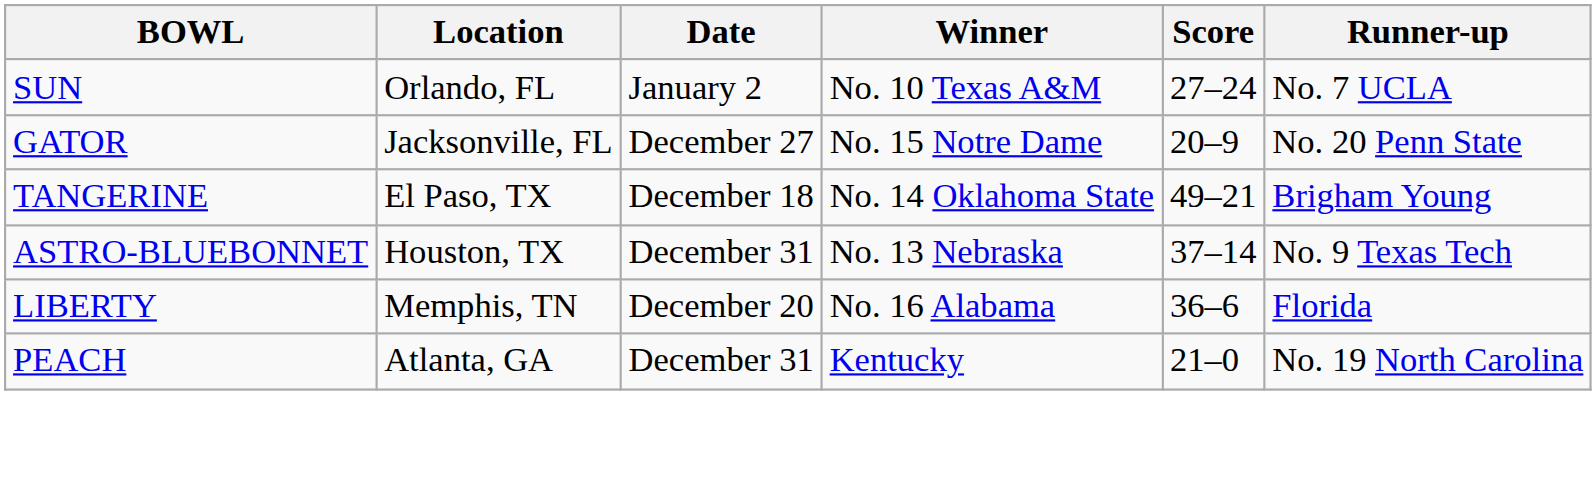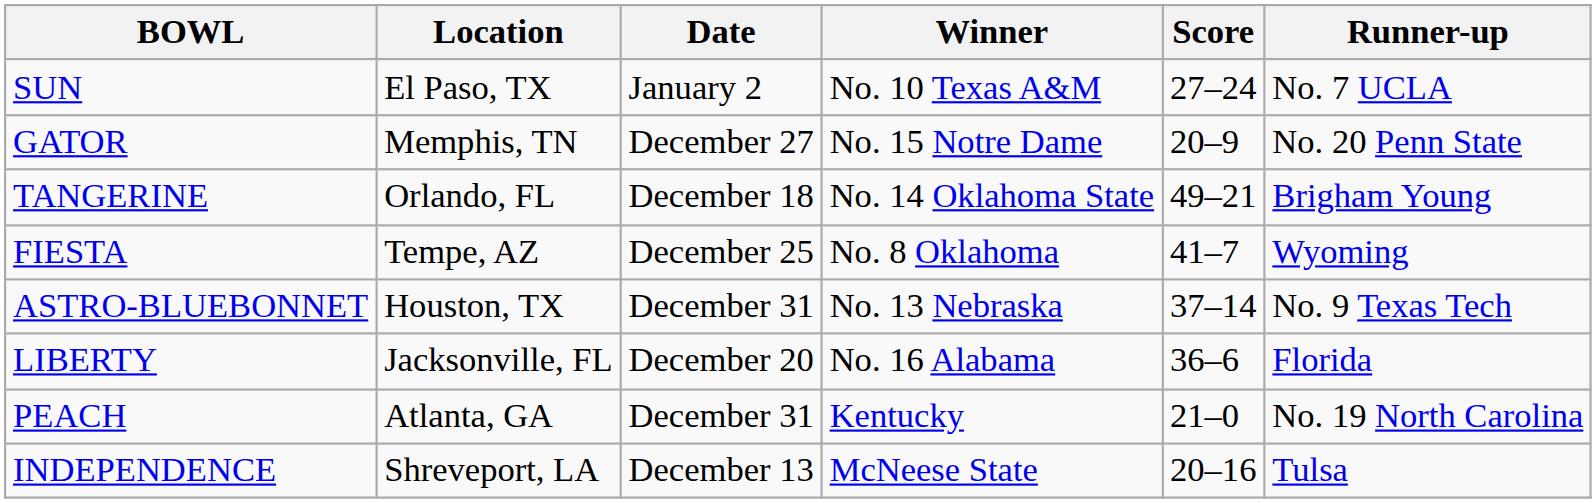(470, 86) Orlando, FL -> (468, 86) El Paso, TX
(498, 141) Jacksonville, FL -> (481, 141) Memphis, TN
(468, 196) El Paso, TX -> (470, 196) Orlando, FL
+ row: (70, 251)
(481, 305) Memphis, TN -> (498, 360) Jacksonville, FL
+ row: (145, 470)
